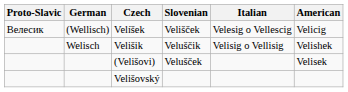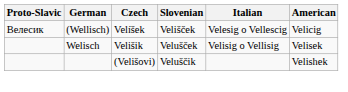(182, 45) Veluščik -> (179, 45) Velušček
(314, 45) Velishek -> (307, 45) Velisek
(183, 62) Velušček -> (178, 62) Veluščik
(312, 62) Velisek -> (310, 62) Velishek
- row: (137, 78)
